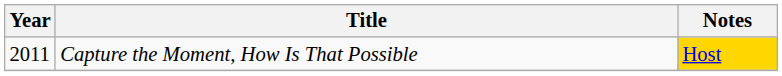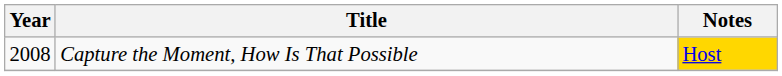(30, 53) 2011 -> (30, 53) 2008
